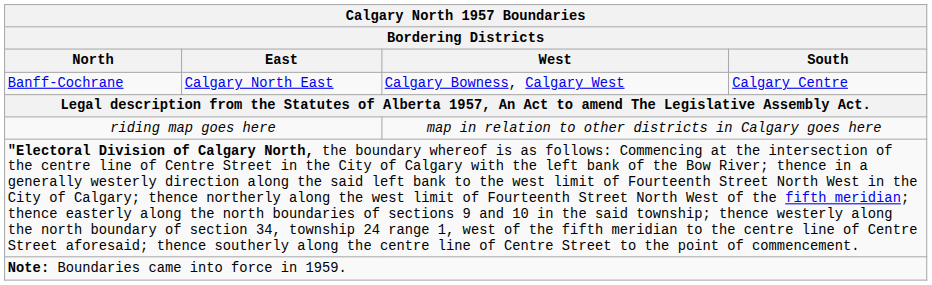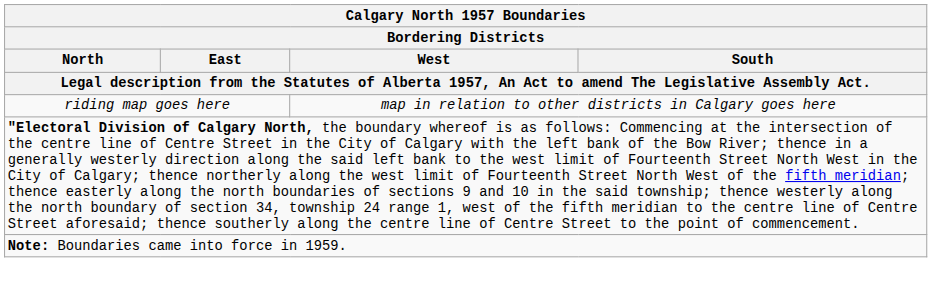- row: (66, 83)
